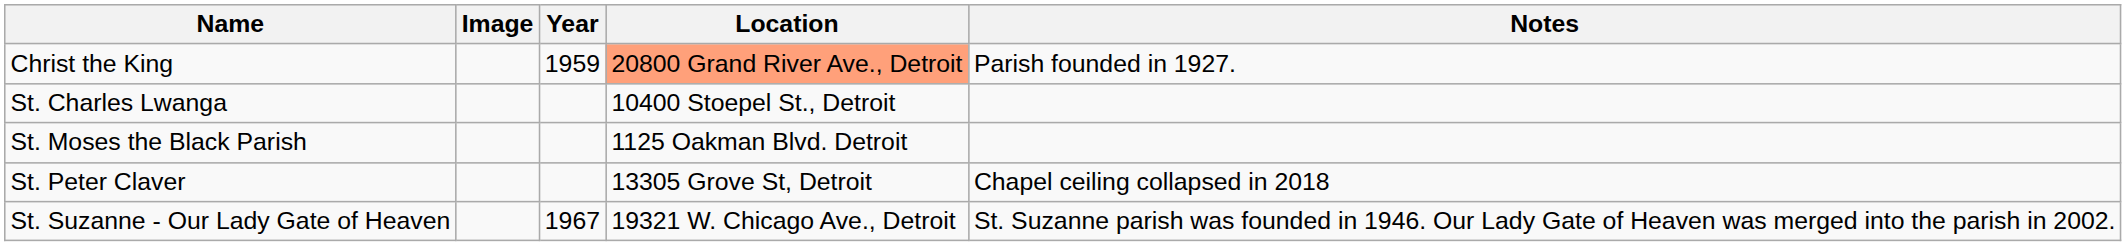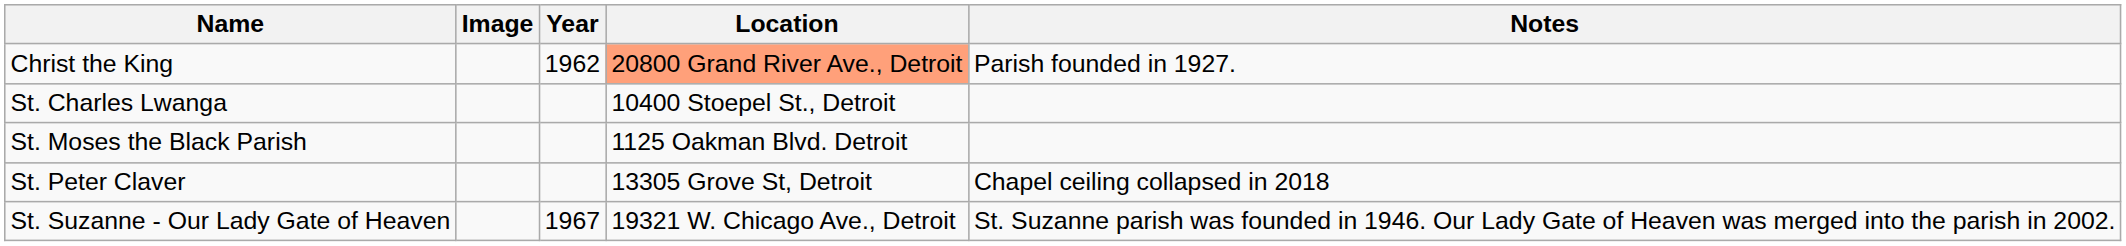(572, 63) 1959 -> (572, 63) 1962
